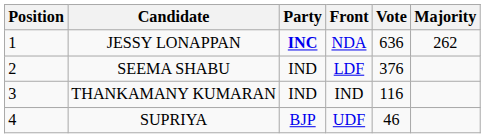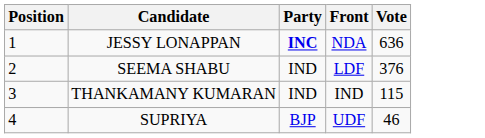- column: (445, 17)
(391, 94) 116 -> (391, 94) 115
